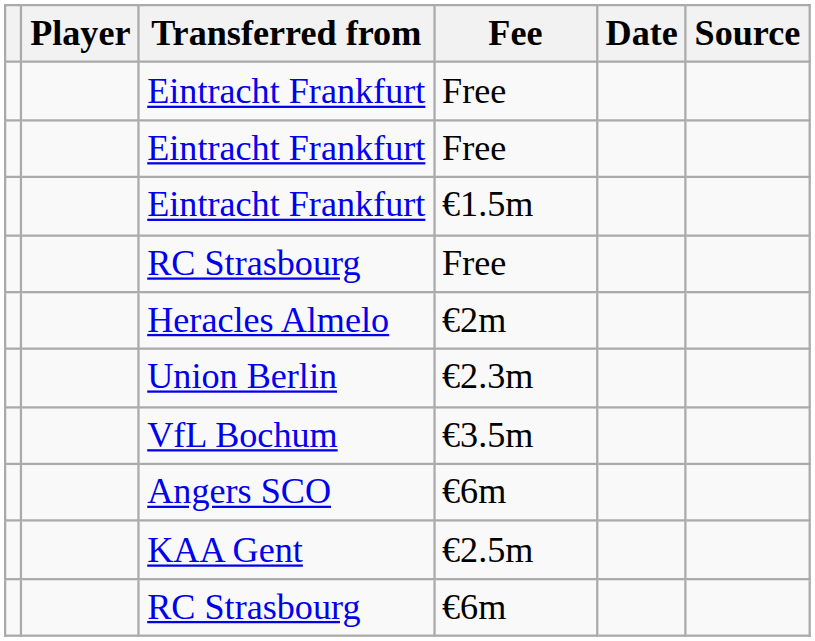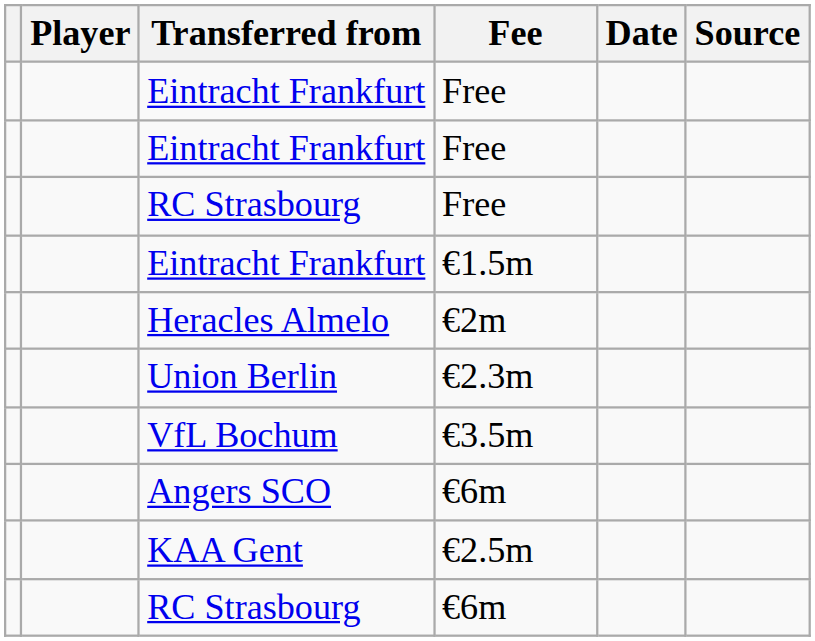rows swapped: (254, 262) <-> (286, 205)
